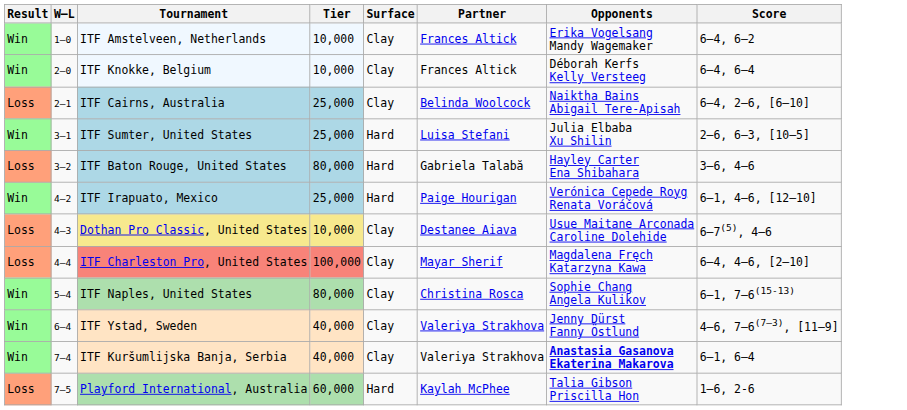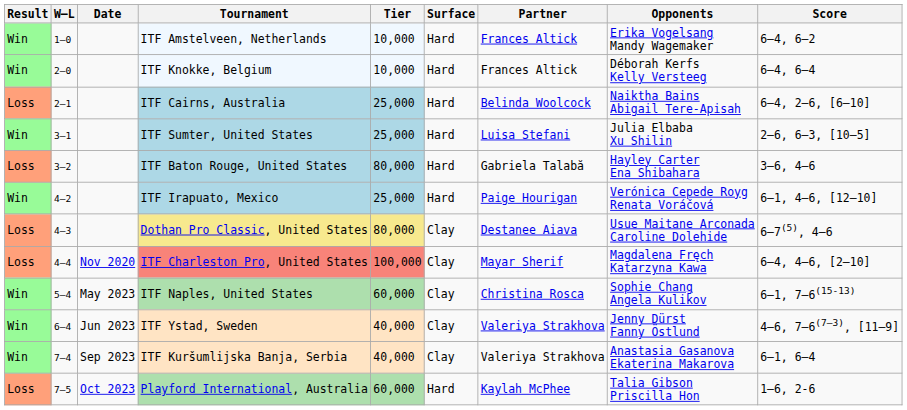+ column: (108, 14)
(380, 39) Clay -> (441, 39) Hard
(380, 71) Clay -> (441, 71) Hard
(380, 103) Clay -> (441, 103) Hard
(333, 230) 10,000 -> (394, 230) 80,000
(333, 294) 80,000 -> (394, 294) 60,000
(612, 357) bold -> (672, 357) normal
